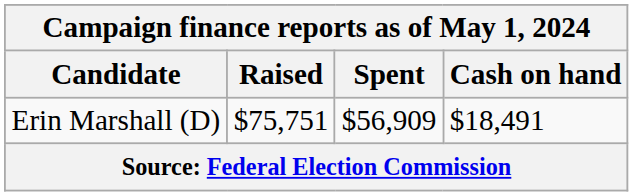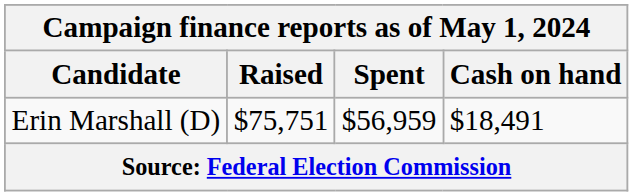(389, 119) $56,909 -> (389, 119) $56,959
